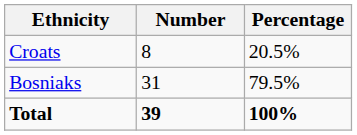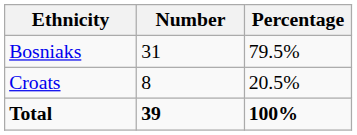rows swapped: (45, 82) <-> (35, 51)
